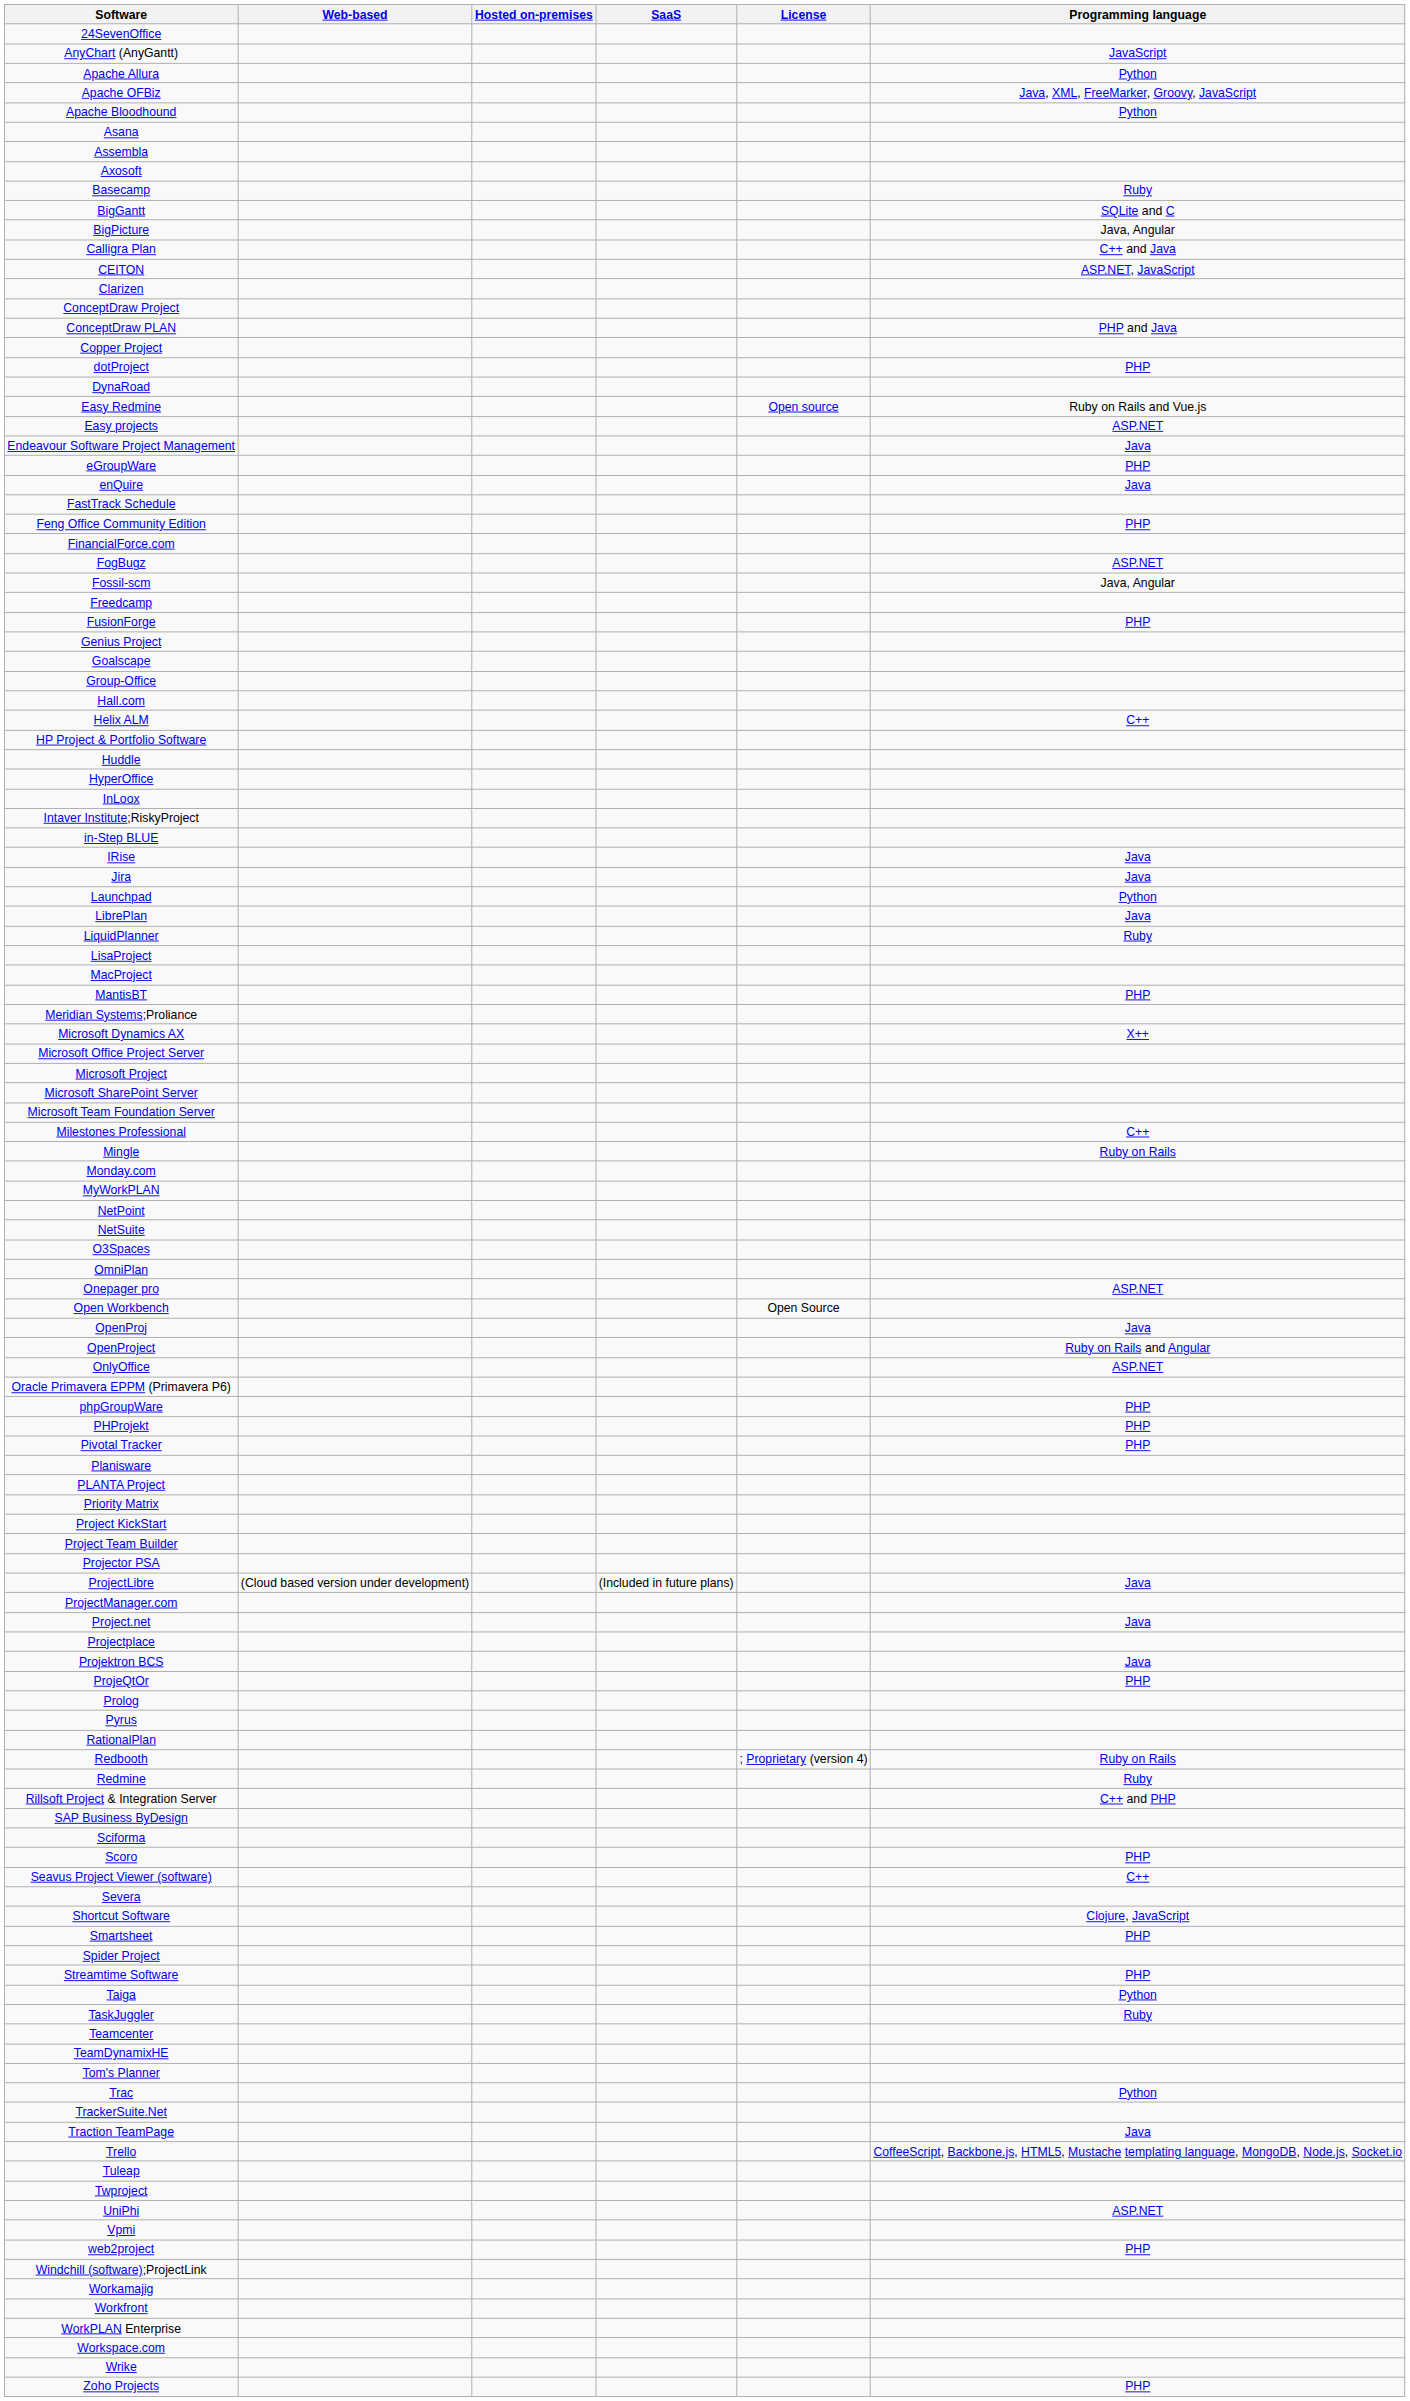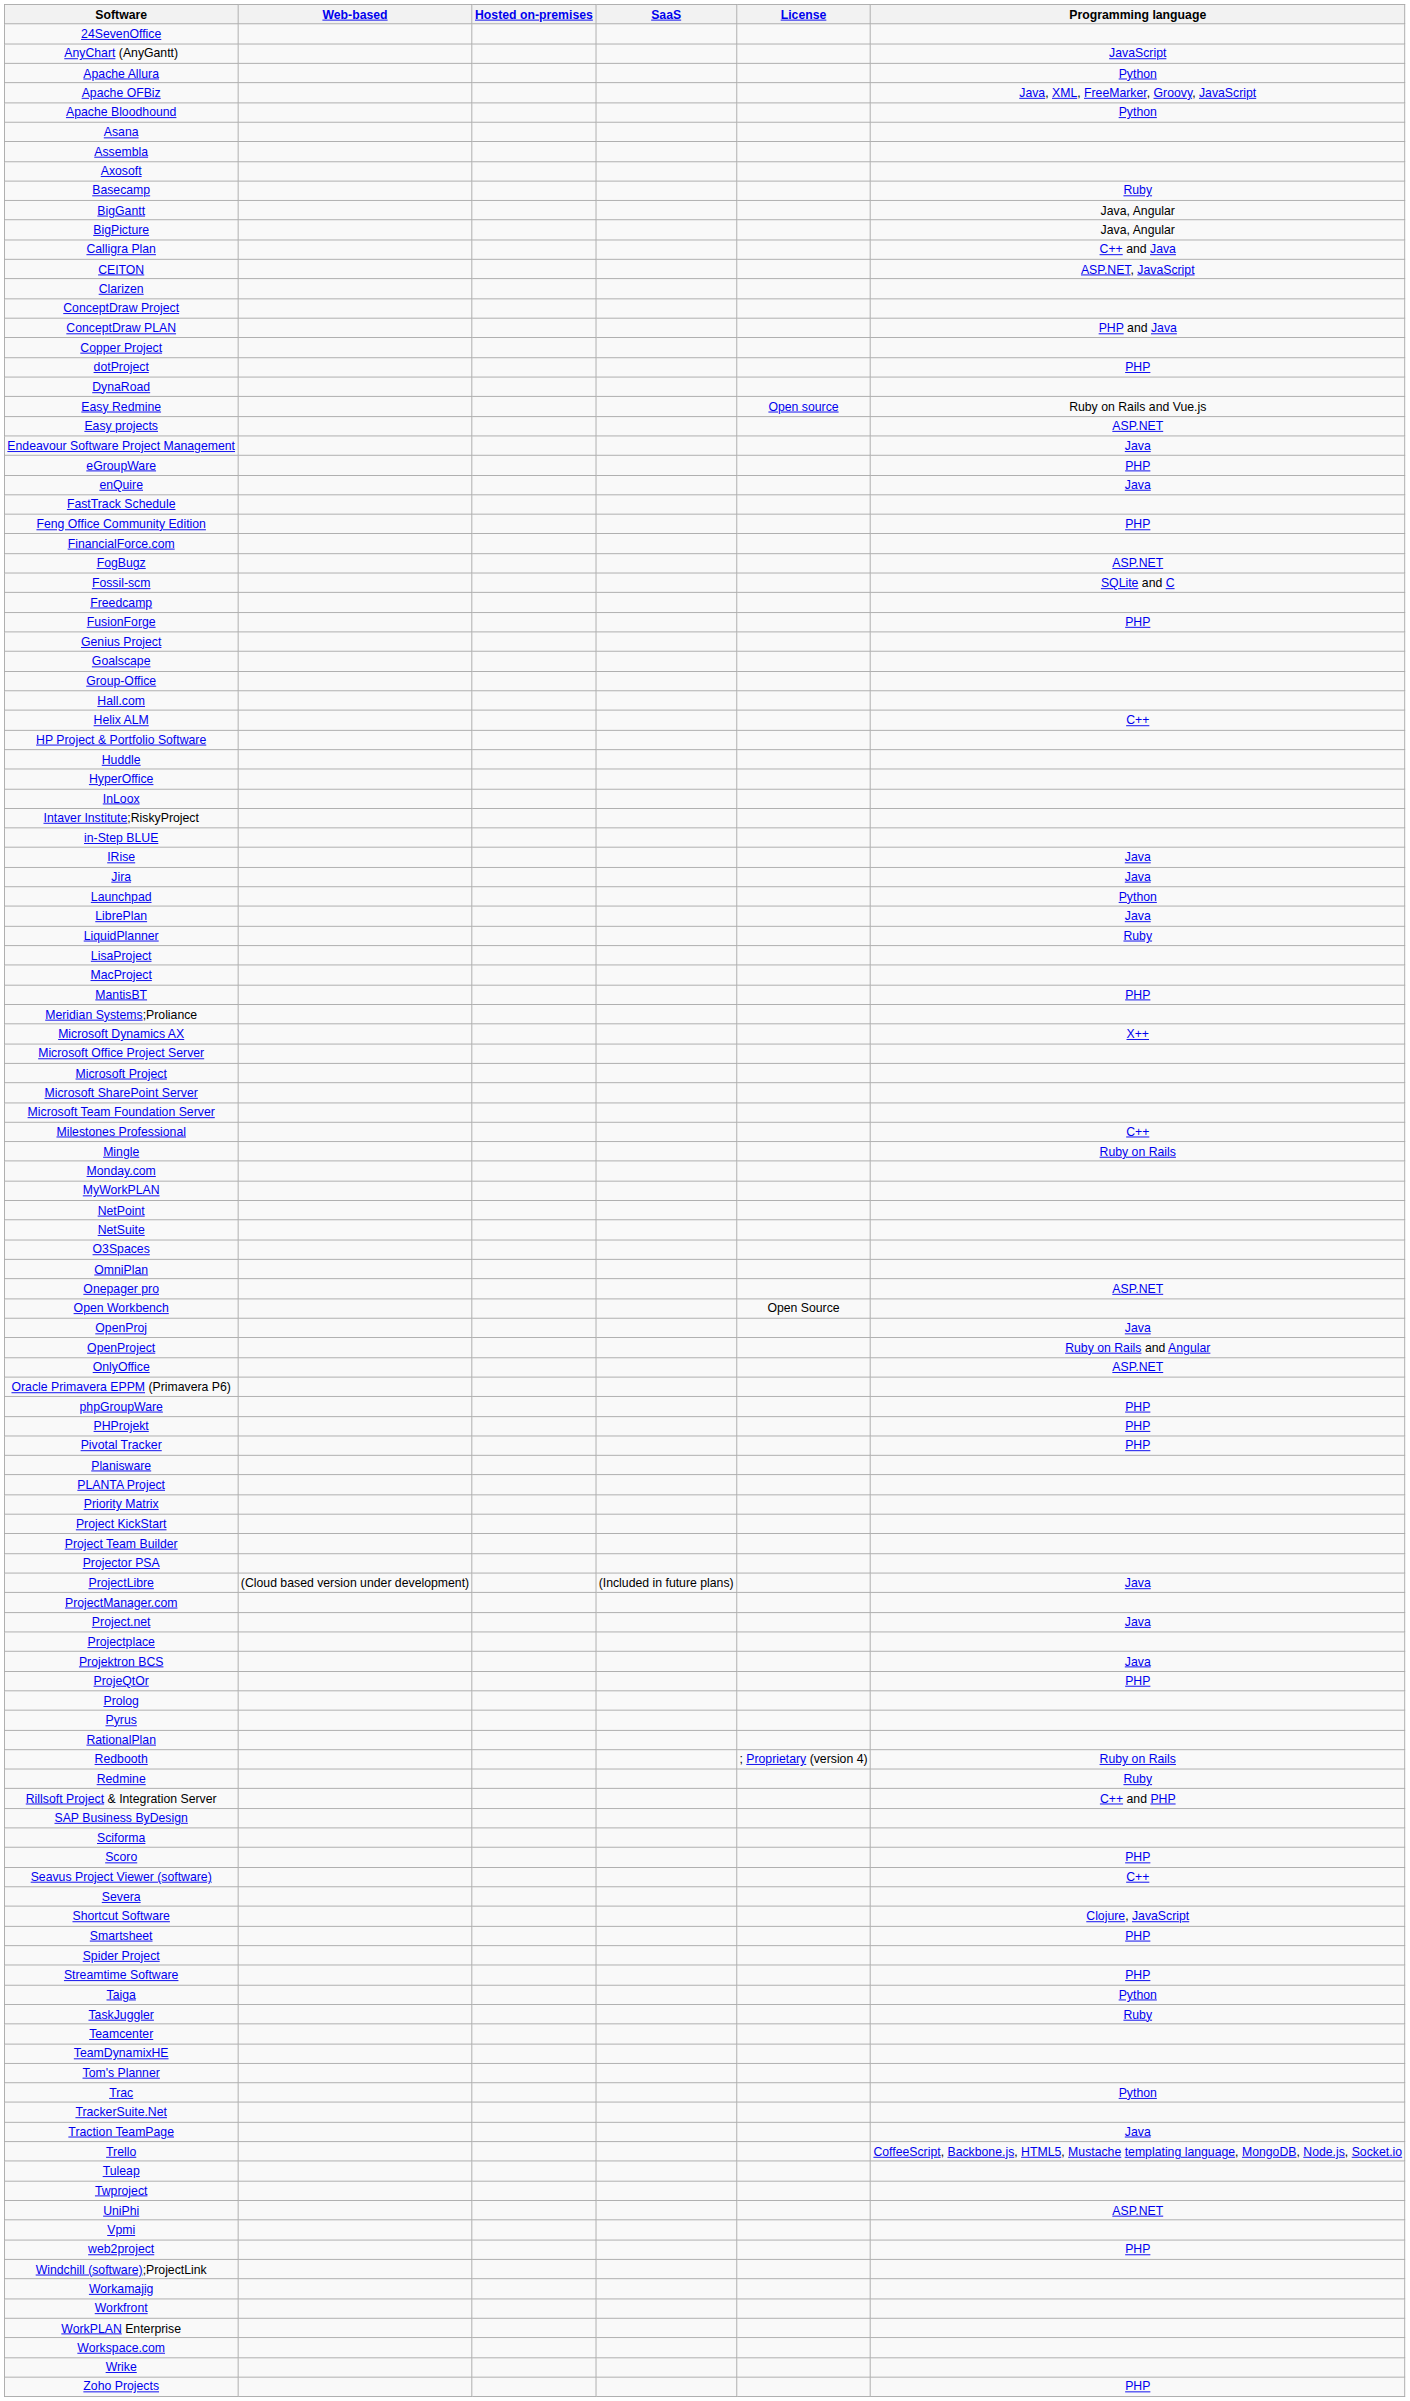(1138, 211) SQLite and C -> (1138, 211) Java, Angular
(1138, 583) Java, Angular -> (1138, 583) SQLite and C
